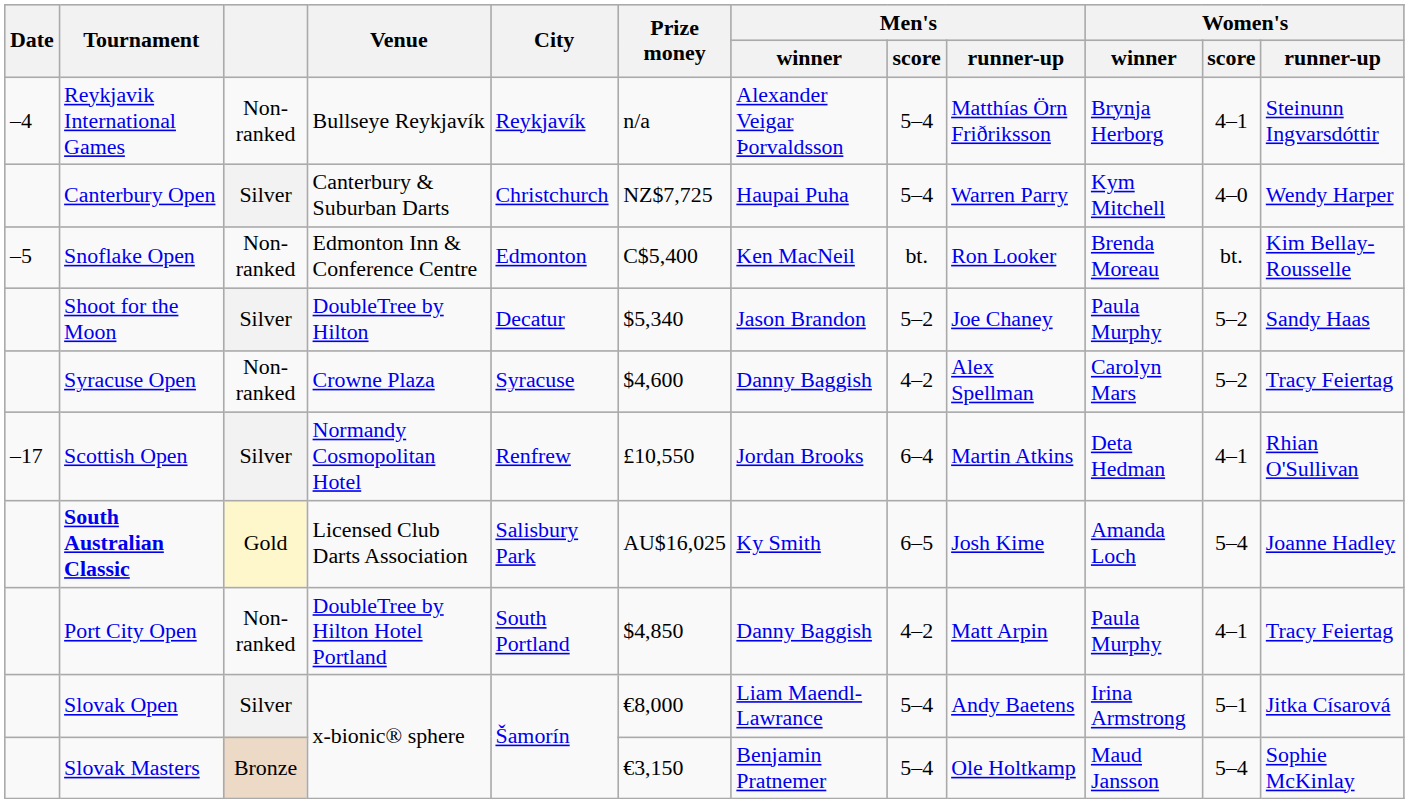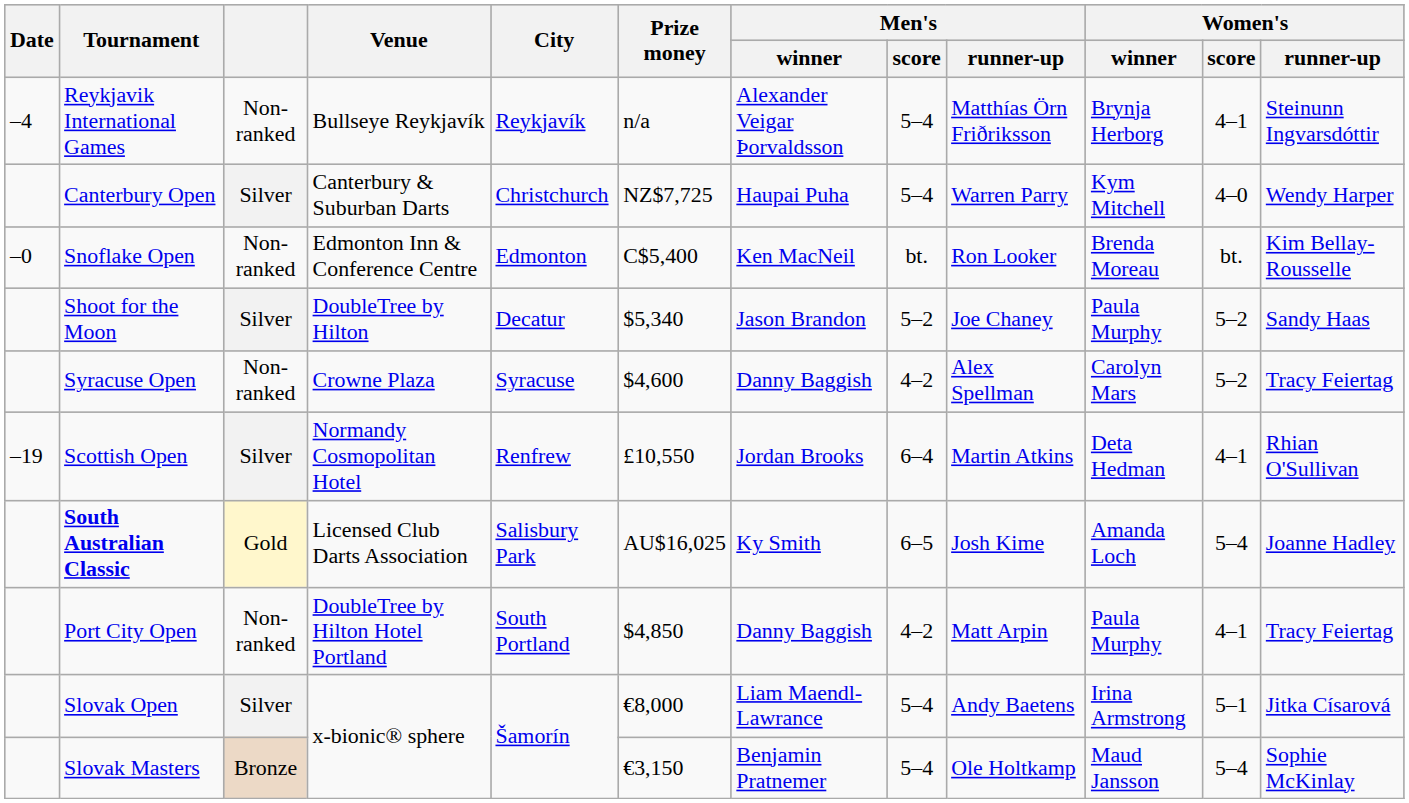(21, 256) –5 -> (21, 256) –0
(26, 455) –17 -> (26, 455) –19
